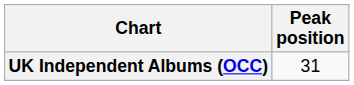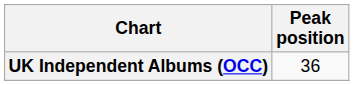(310, 66) 31 -> (310, 66) 36
